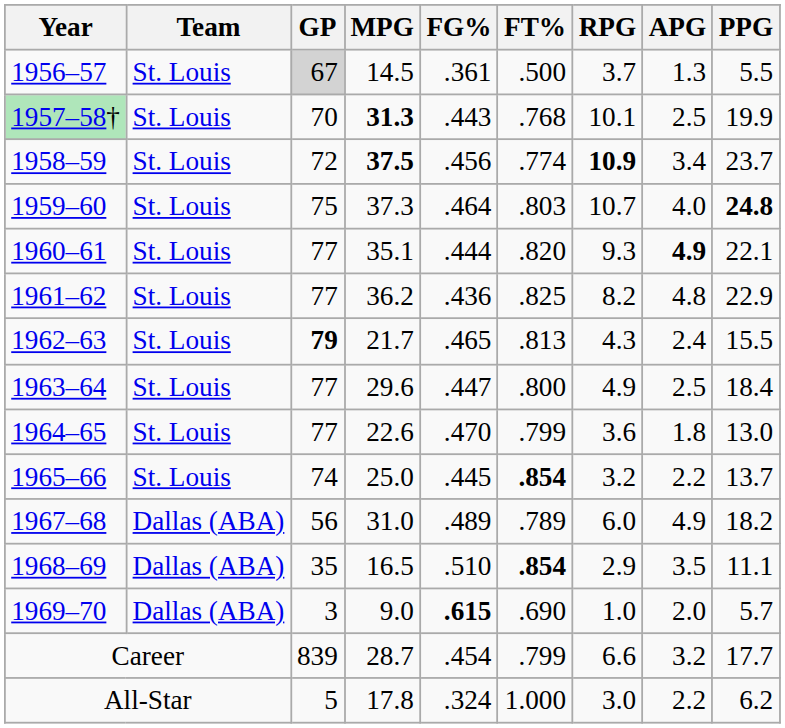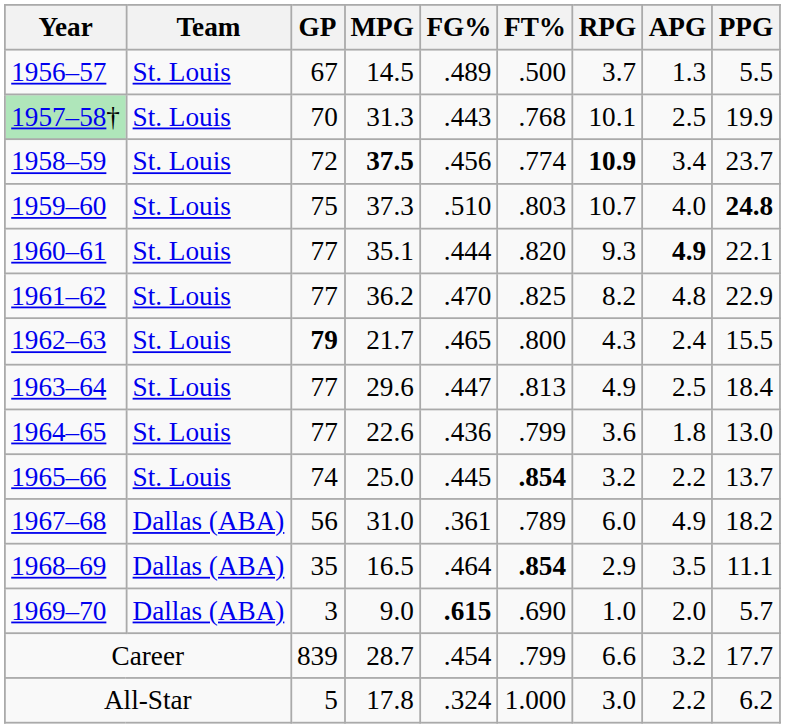(324, 71) lightgrey background -> (324, 71) no background
(468, 71) .361 -> (468, 71) .489
(390, 116) bold -> (390, 116) normal
(468, 206) .464 -> (468, 206) .510
(468, 296) .436 -> (468, 296) .470
(542, 341) .813 -> (542, 341) .800
(542, 386) .800 -> (542, 386) .813
(468, 430) .470 -> (468, 430) .436
(468, 520) .489 -> (468, 520) .361
(468, 565) .510 -> (468, 565) .464
